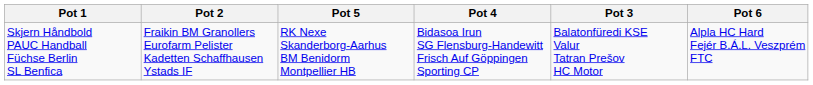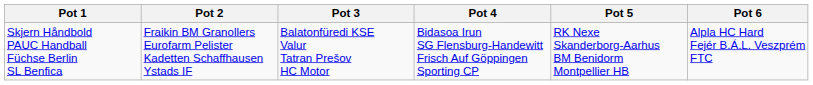columns swapped: (619, 13) <-> (346, 13)
